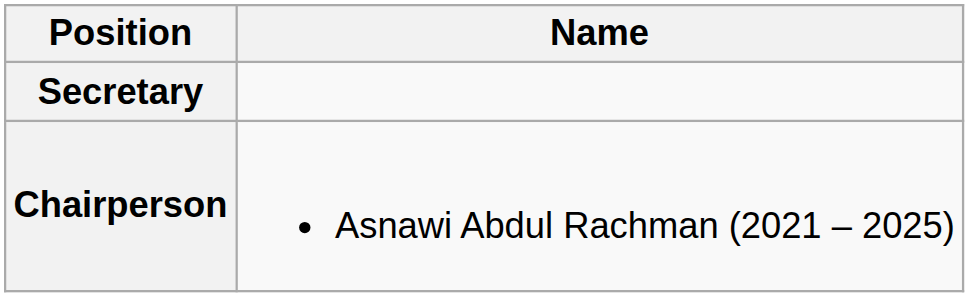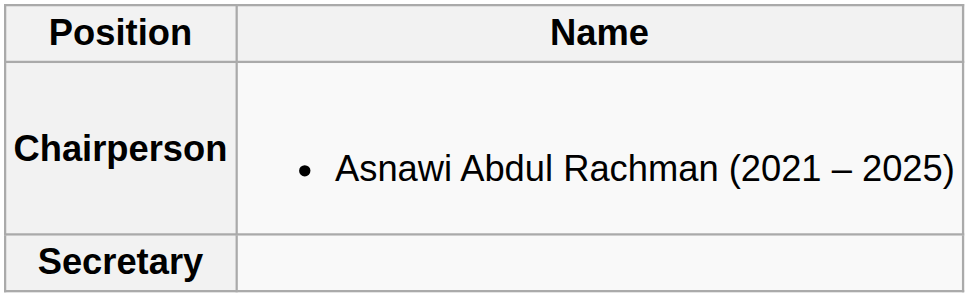rows swapped: (120, 205) <-> (120, 90)
